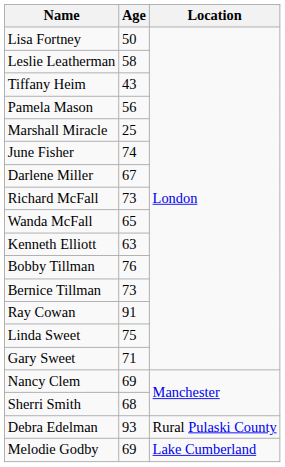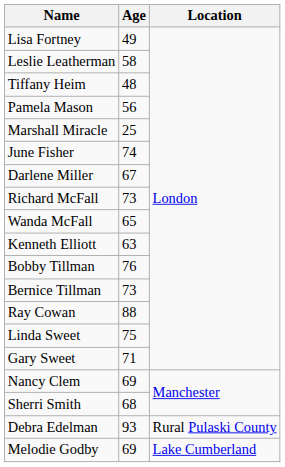(129, 38) 50 -> (129, 38) 49
(129, 84) 43 -> (129, 84) 48
(129, 312) 91 -> (129, 312) 88
